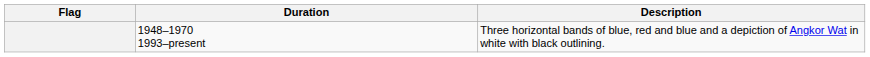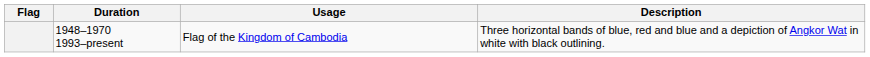+ column: (329, 13)
